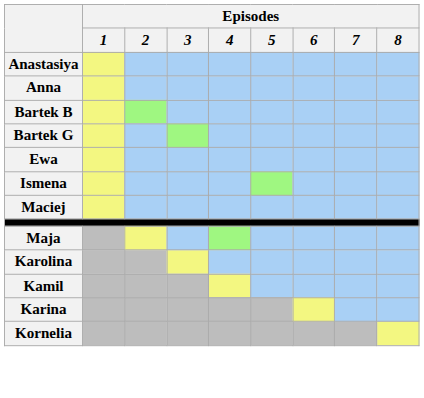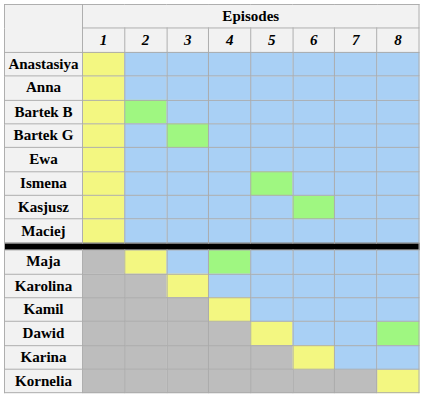+ row: (43, 207)
+ row: (43, 333)
